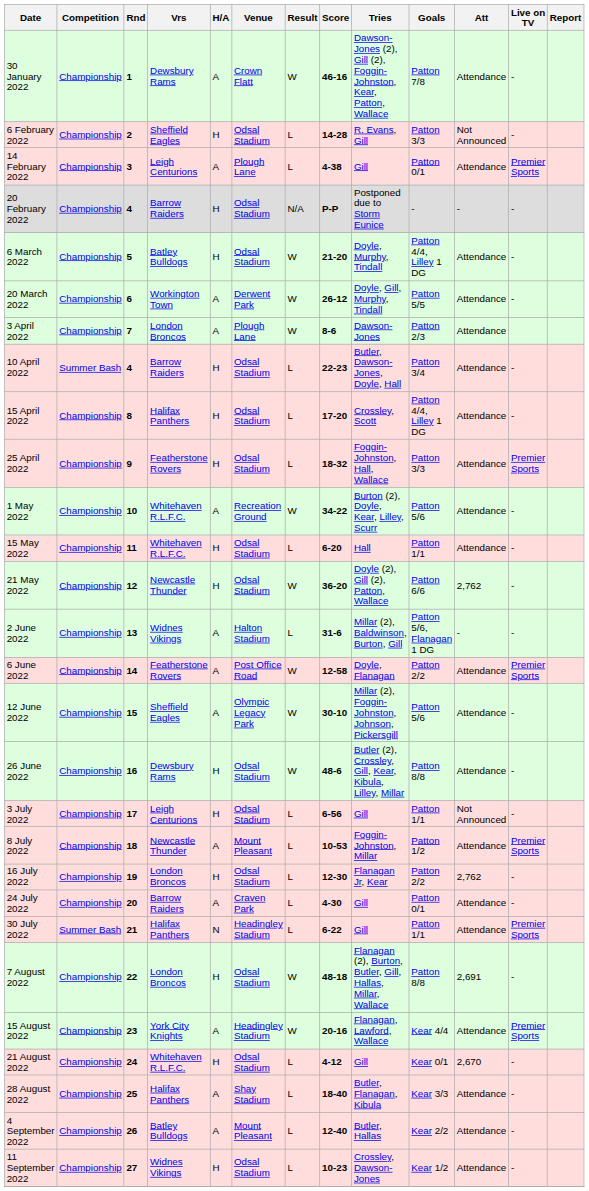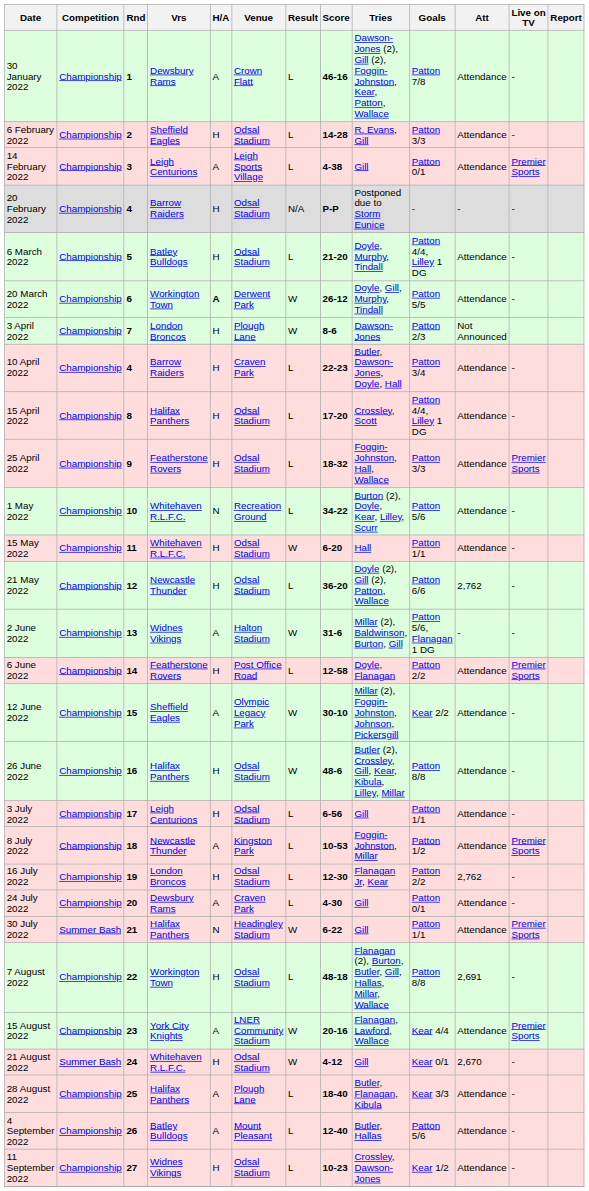(292, 76) W -> (291, 76) L
(482, 134) Not Announced -> (482, 134) Attendance
(249, 166) Plough Lane -> (248, 166) Leigh Sports Village
(292, 256) W -> (291, 256) L
(216, 299) normal -> (216, 299) bold
(216, 330) A -> (216, 330) H
(482, 330) Attendance -> (482, 330) Not Announced
(90, 367) Summer Bash -> (90, 367) Championship
(252, 367) Odsal Stadium -> (250, 367) Craven Park
(216, 511) A -> (216, 511) N
(292, 511) W -> (291, 511) L
(290, 548) L -> (293, 548) W
(292, 585) W -> (291, 585) L
(290, 633) L -> (293, 633) W
(216, 670) A -> (216, 670) H
(292, 670) W -> (291, 670) L
(425, 712) Patton 5/6 -> (430, 712) Kear 2/2
(172, 771) Dewsbury Rams -> (170, 771) Halifax Panthers
(482, 813) Not Announced -> (482, 813) Attendance
(253, 845) Mount Pleasant -> (253, 845) Kingston Park
(167, 903) Barrow Raiders -> (172, 903) Dewsbury Rams
(290, 929) L -> (293, 929) W
(168, 977) London Broncos -> (175, 977) Workington Town
(292, 977) W -> (291, 977) L
(258, 1030) Headingley Stadium -> (259, 1030) LNER Community Stadium
(90, 1062) Championship -> (90, 1062) Summer Bash
(290, 1062) L -> (293, 1062) W
(252, 1093) Shay Stadium -> (249, 1093) Plough Lane
(430, 1130) Kear 2/2 -> (426, 1130) Patton 5/6
